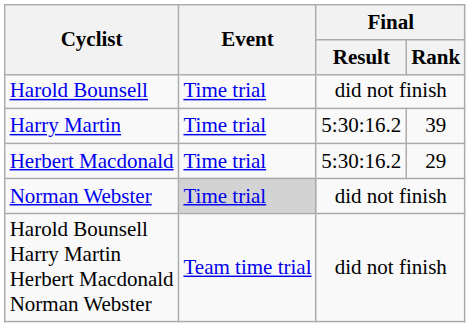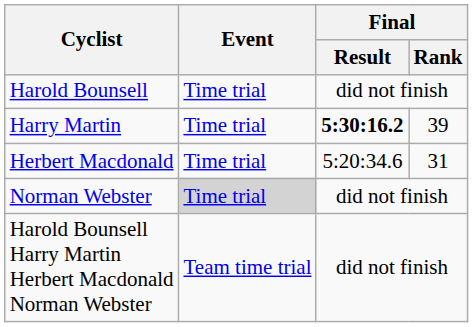(361, 126) normal -> (362, 126) bold
(361, 160) 5:30:16.2 -> (362, 160) 5:20:34.6
(436, 160) 29 -> (438, 160) 31
